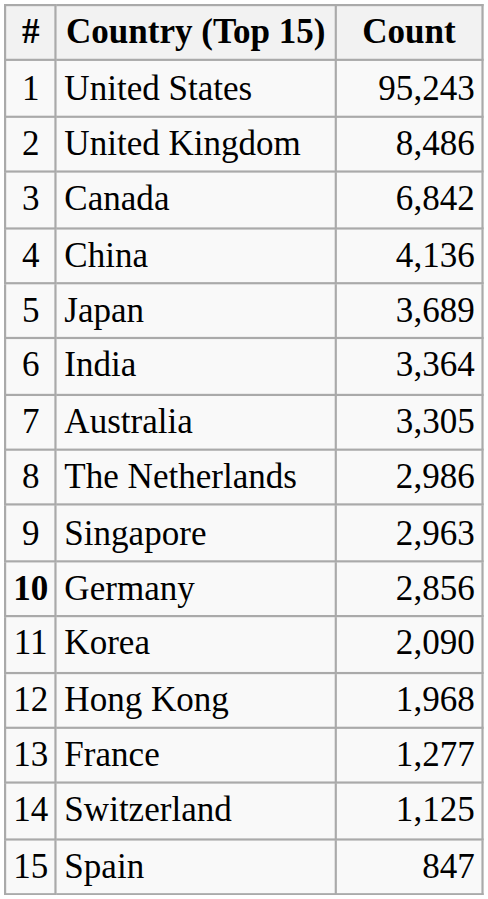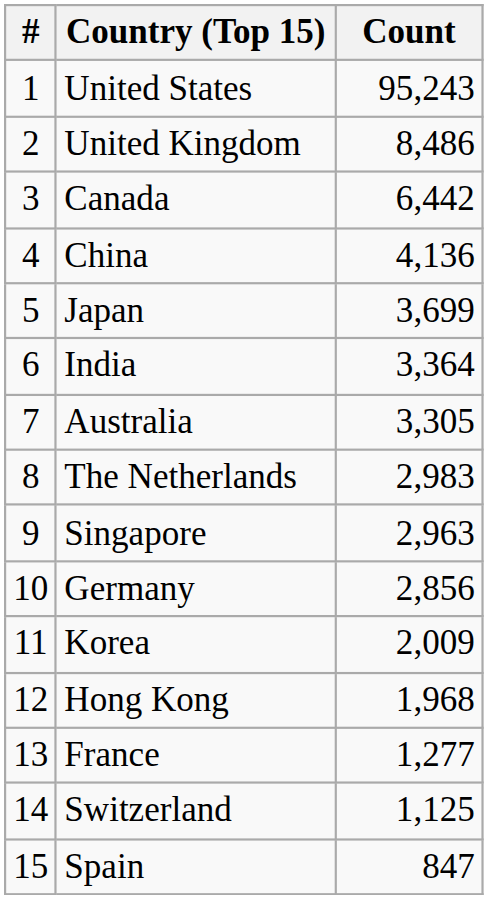(435, 198) 6,842 -> (435, 198) 6,442
(435, 310) 3,689 -> (435, 310) 3,699
(435, 476) 2,986 -> (435, 476) 2,983
(31, 587) bold -> (31, 587) normal
(435, 643) 2,090 -> (435, 643) 2,009
